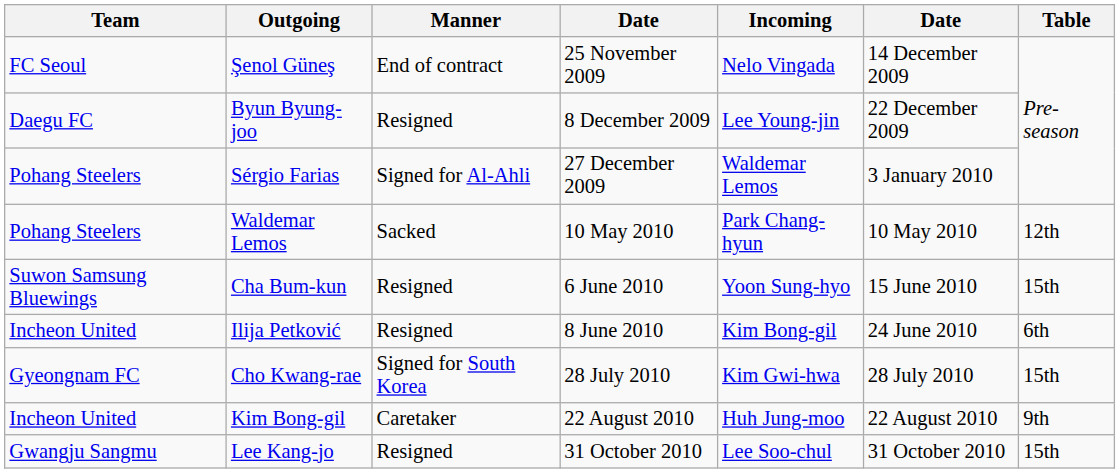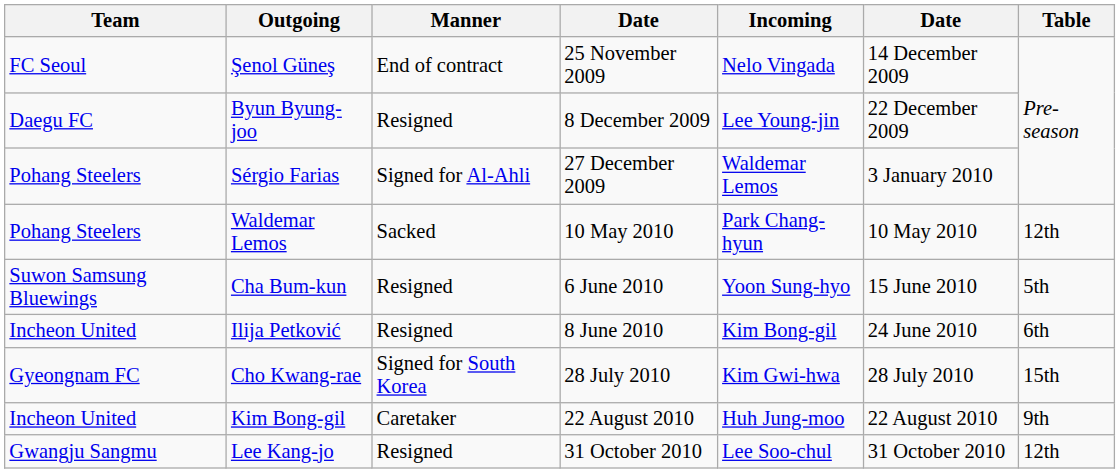(1041, 286) 15th -> (1036, 286) 5th
(1041, 451) 15th -> (1041, 451) 12th
